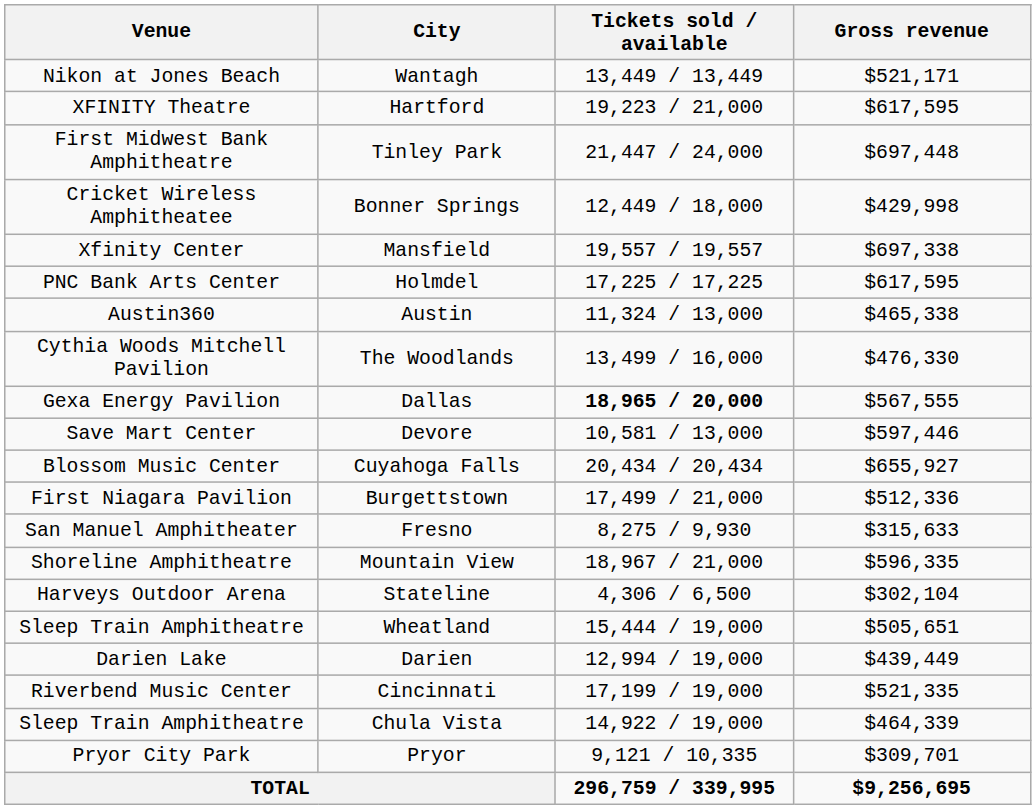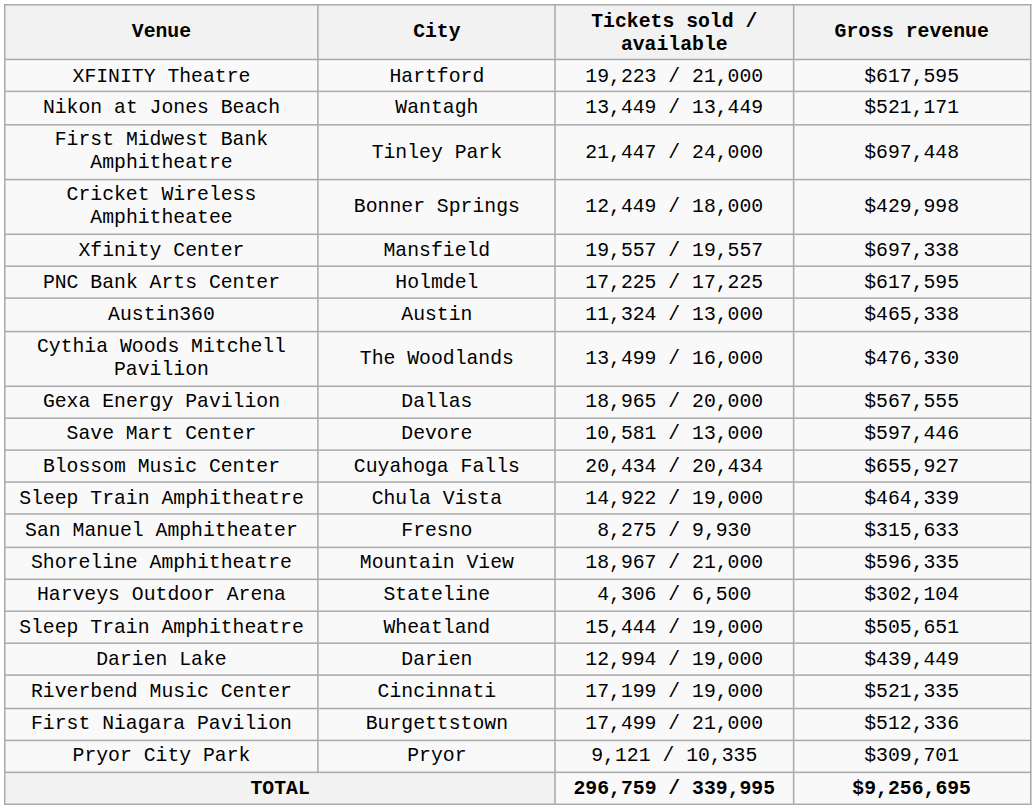rows swapped: (437, 76) <-> (437, 108)
(674, 402) bold -> (674, 402) normal
rows swapped: (437, 724) <-> (437, 499)
